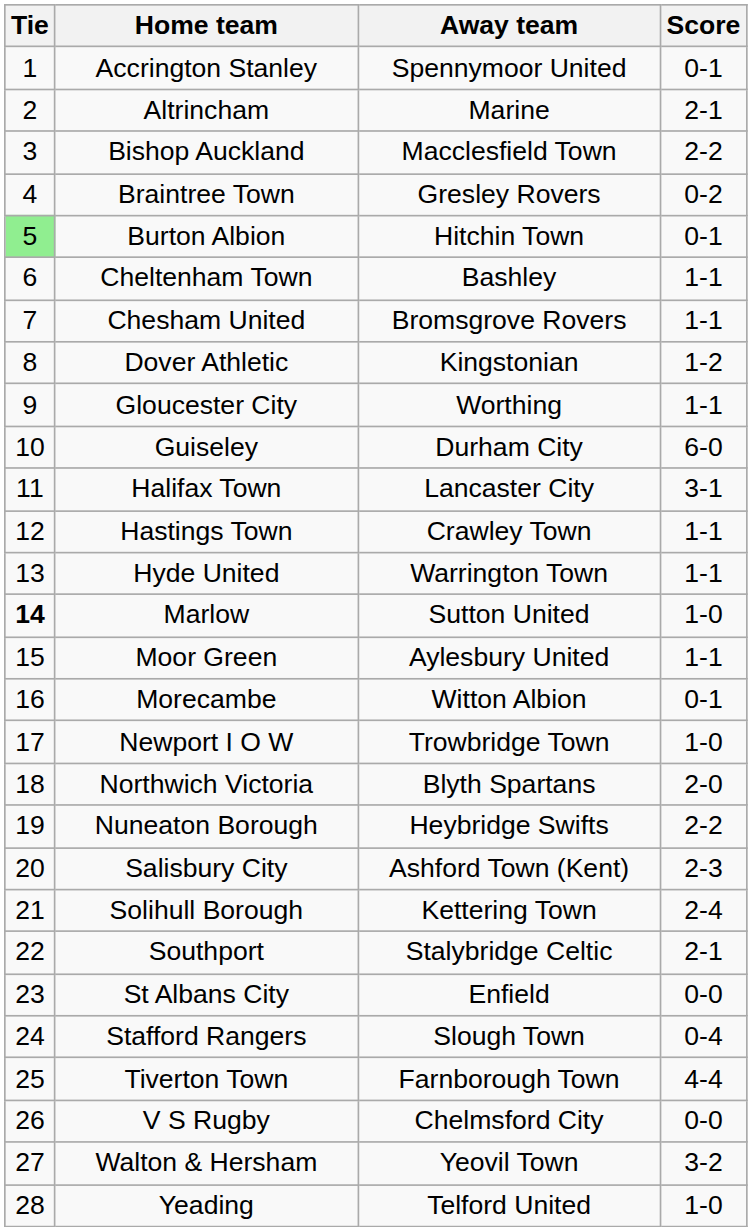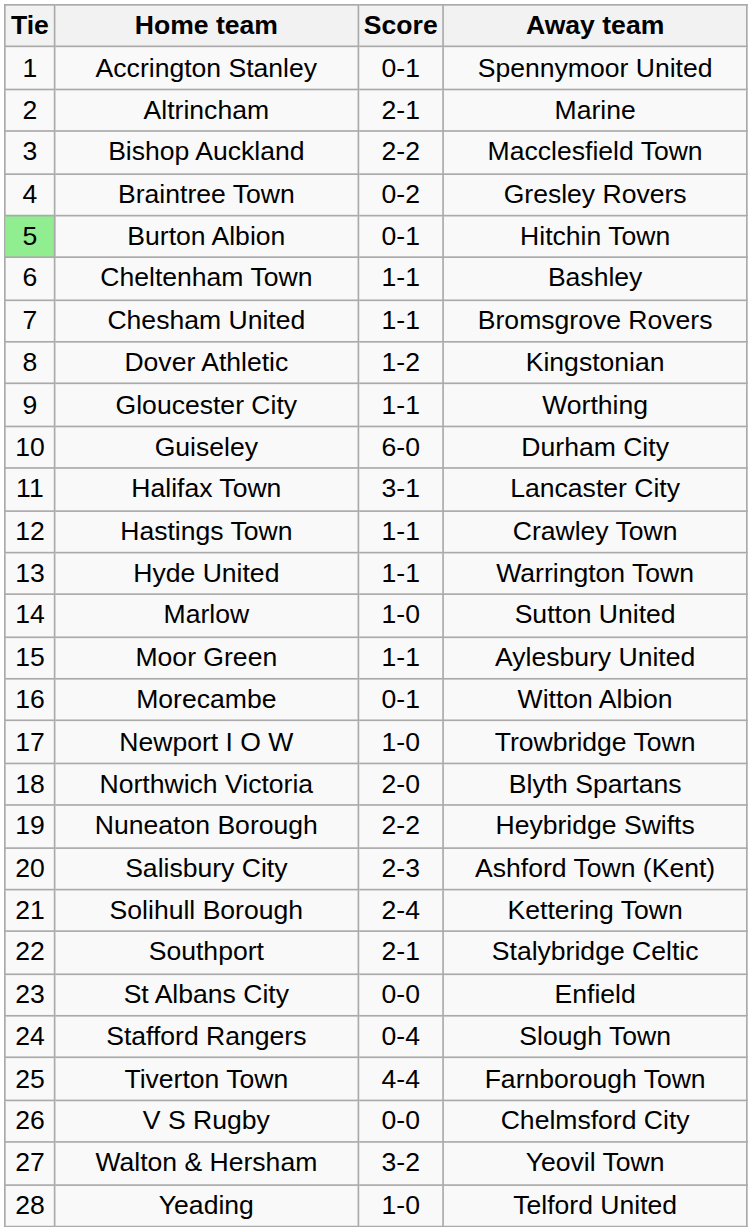columns swapped: (703, 25) <-> (509, 25)
(30, 615) bold -> (30, 615) normal
